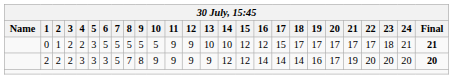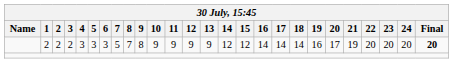- row: (47, 45)
